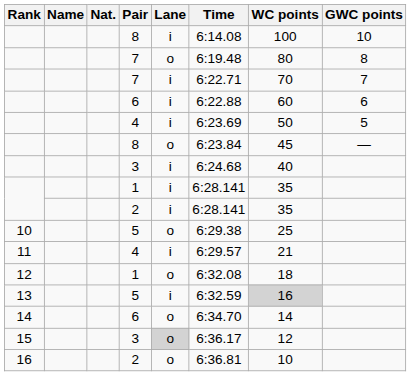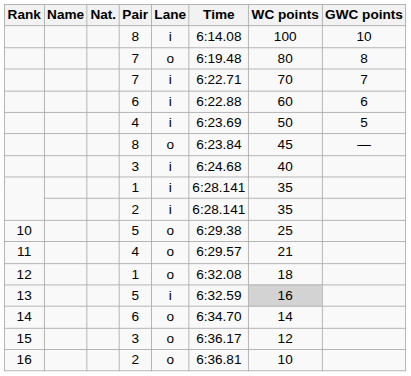(170, 252) i -> (170, 252) o
(170, 338) lightgrey background -> (170, 338) no background
